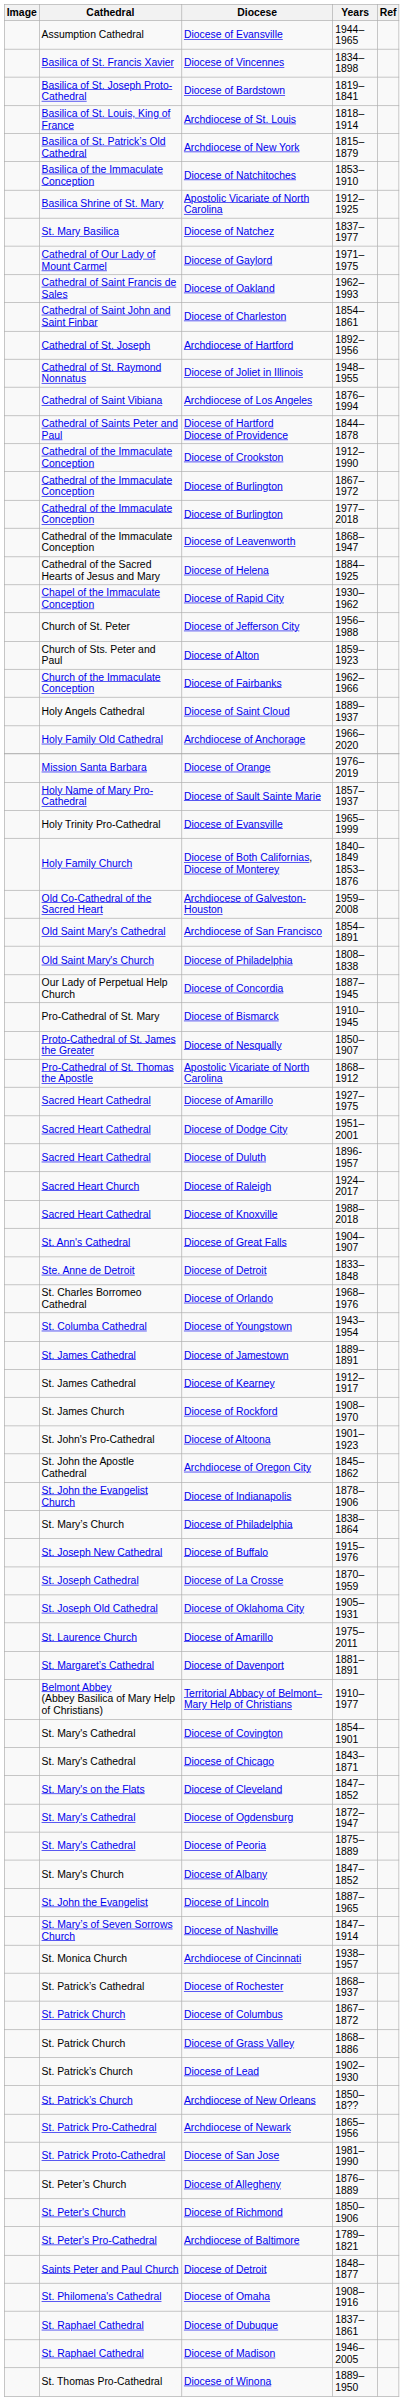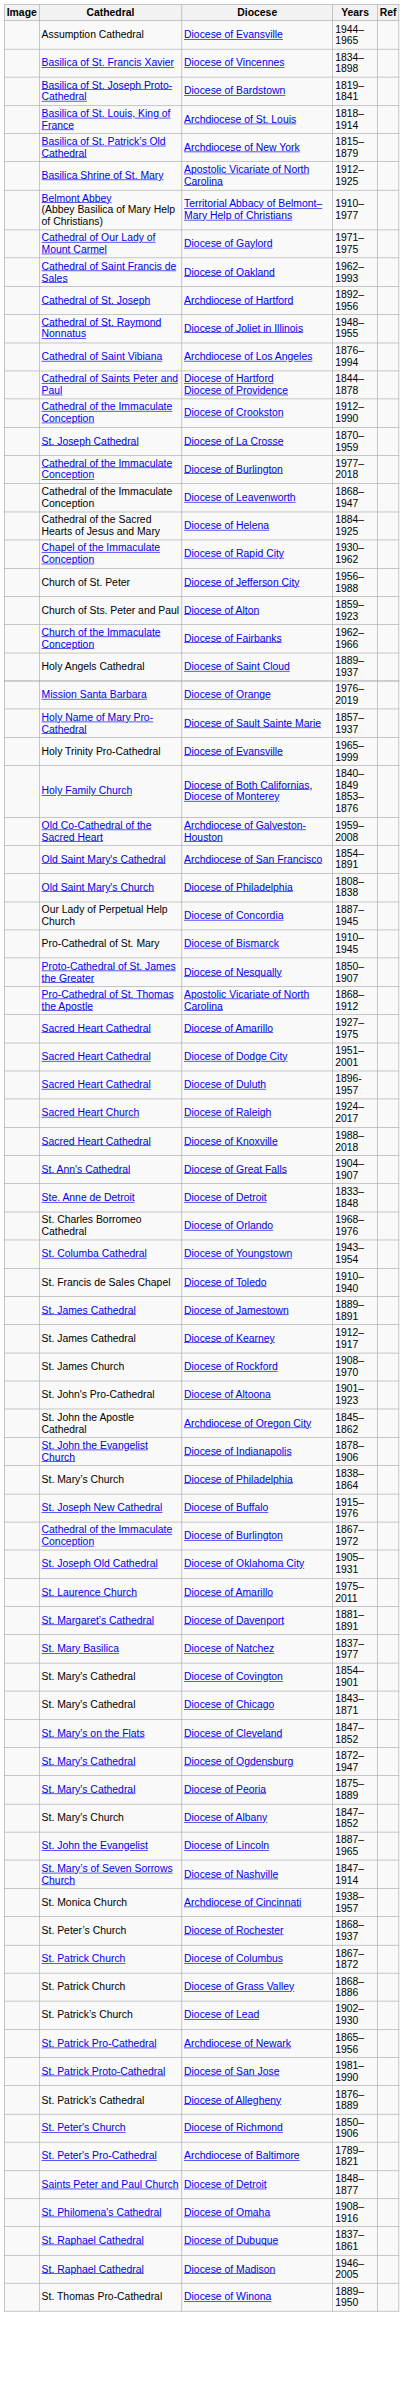- row: (240, 176)
rows swapped: (253, 1699) <-> (229, 232)
- row: (235, 317)
rows swapped: (233, 486) <-> (234, 1580)
- row: (245, 739)
+ row: (225, 1282)
(93, 1987) St. Patrick’s Cathedral -> (84, 1930) St. Peter’s Church
- row: (250, 2100)
(84, 2184) St. Peter’s Church -> (93, 2100) St. Patrick’s Cathedral
